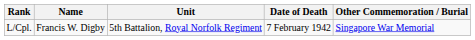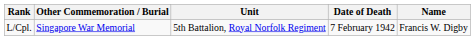columns swapped: (71, 12) <-> (402, 12)
